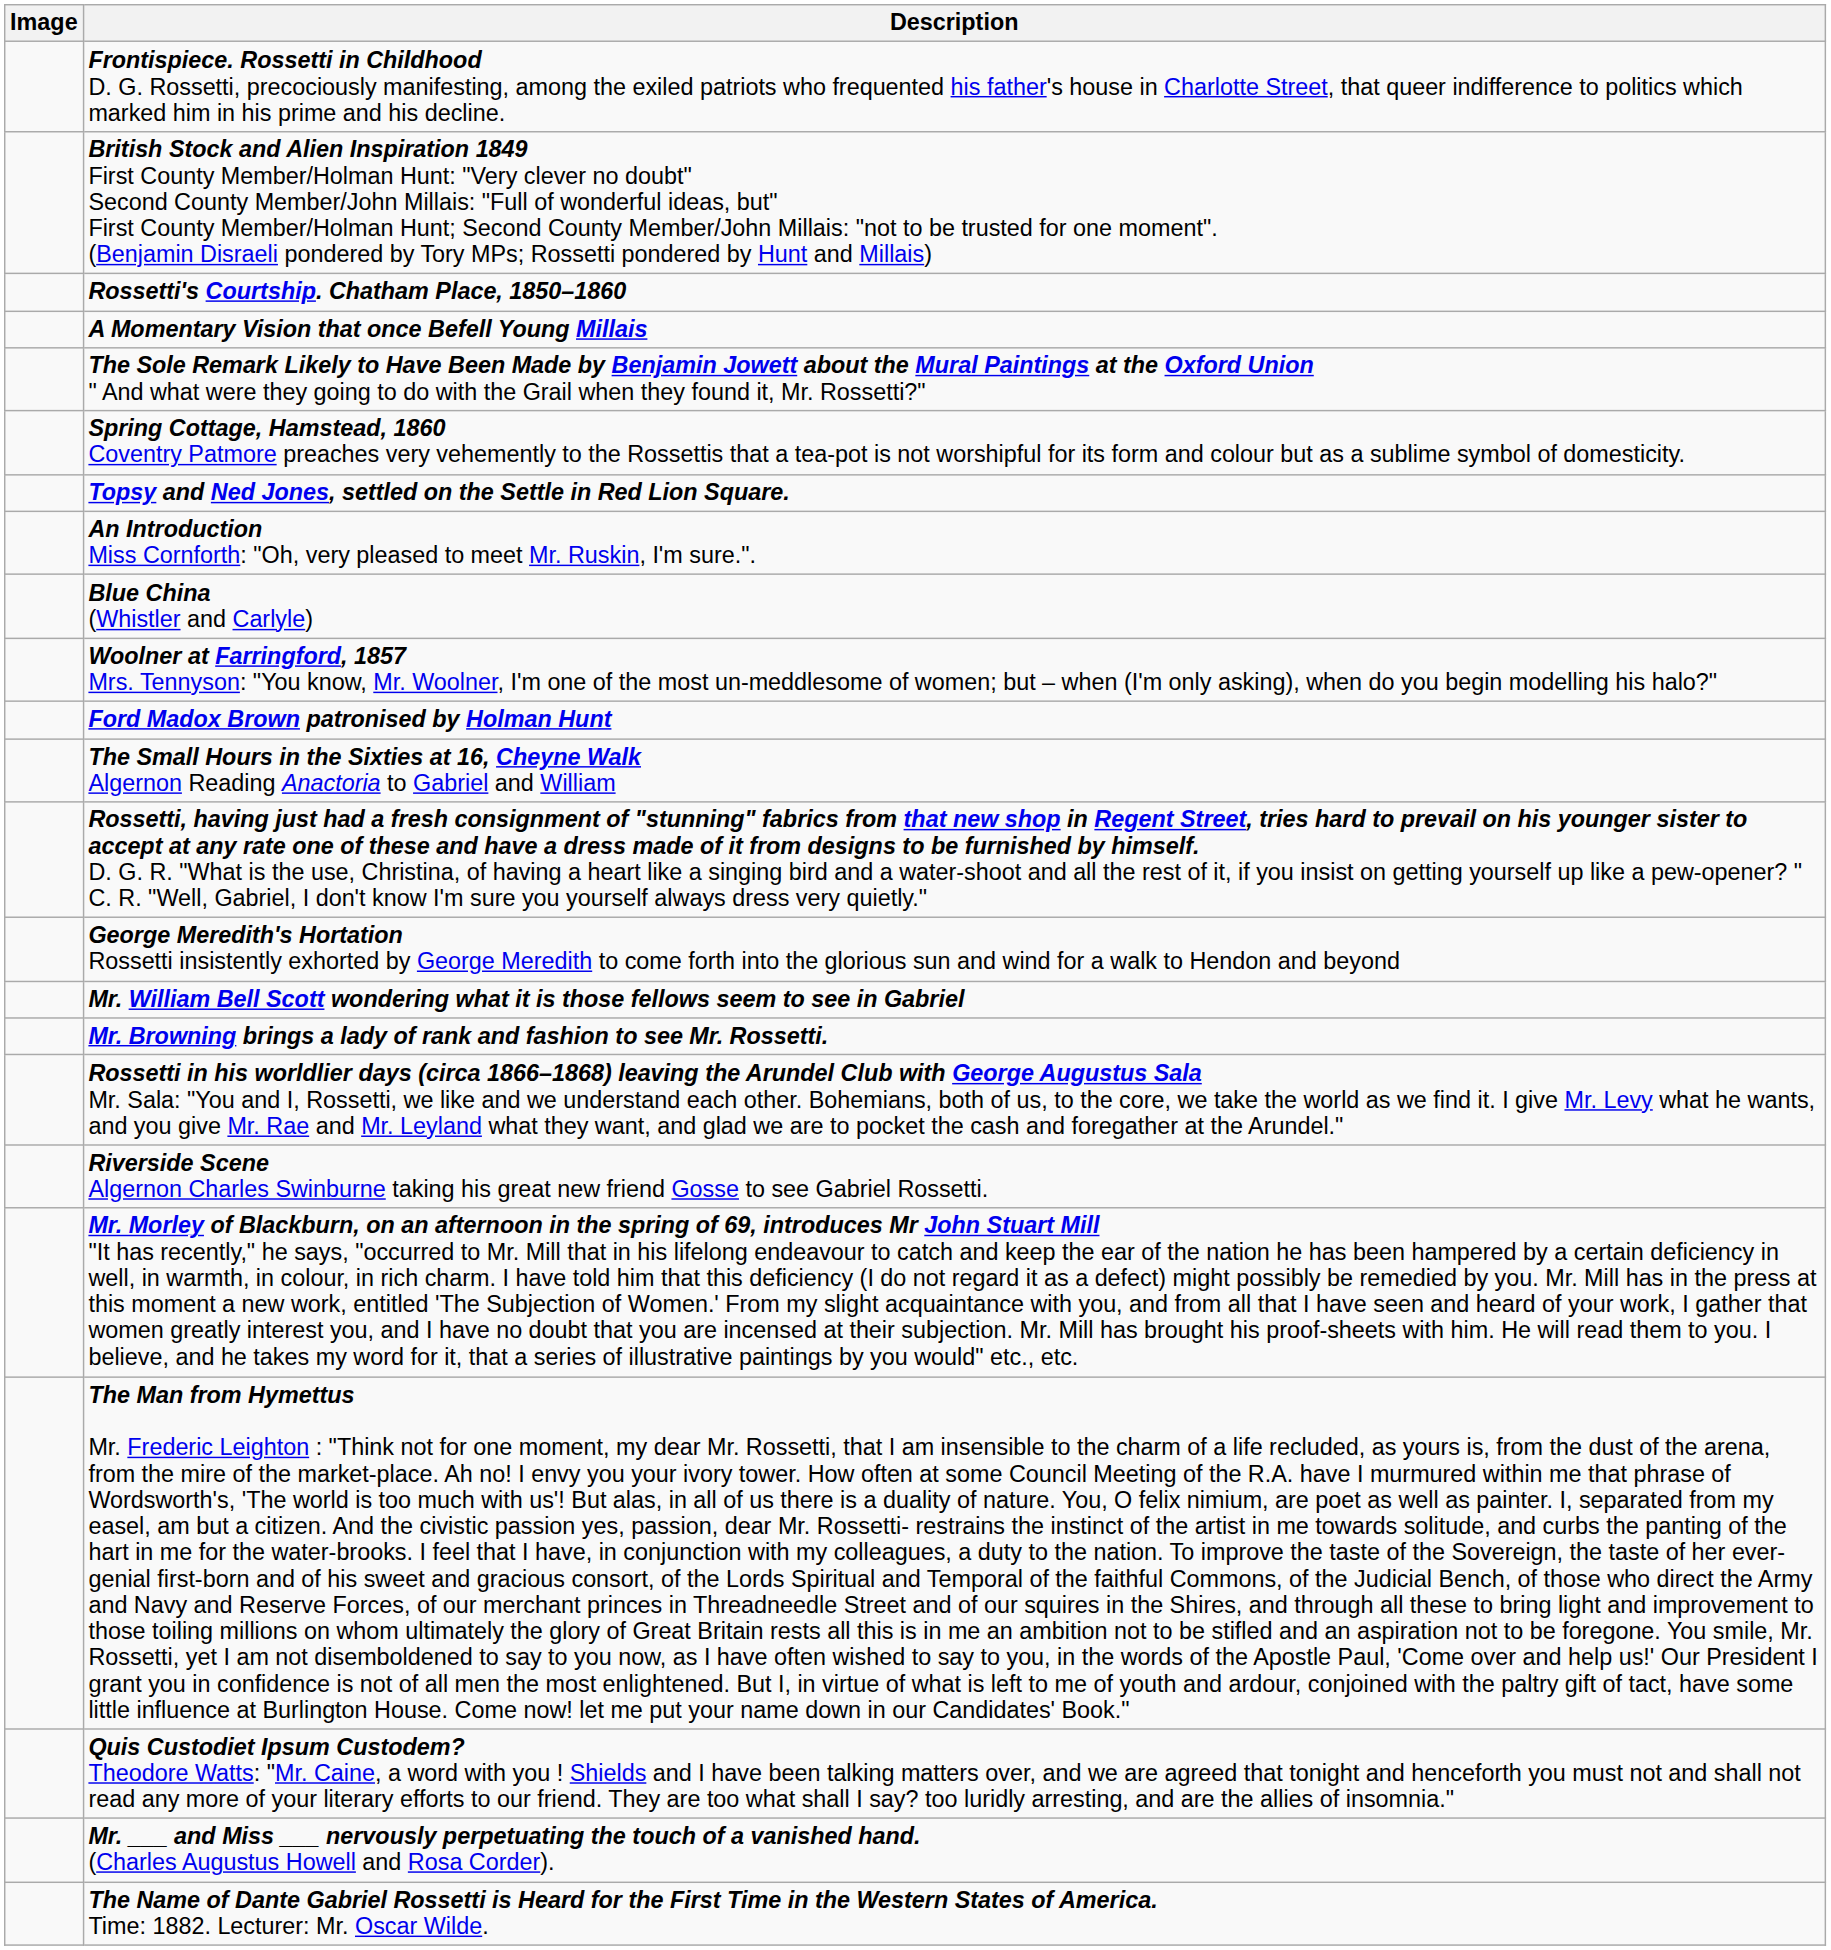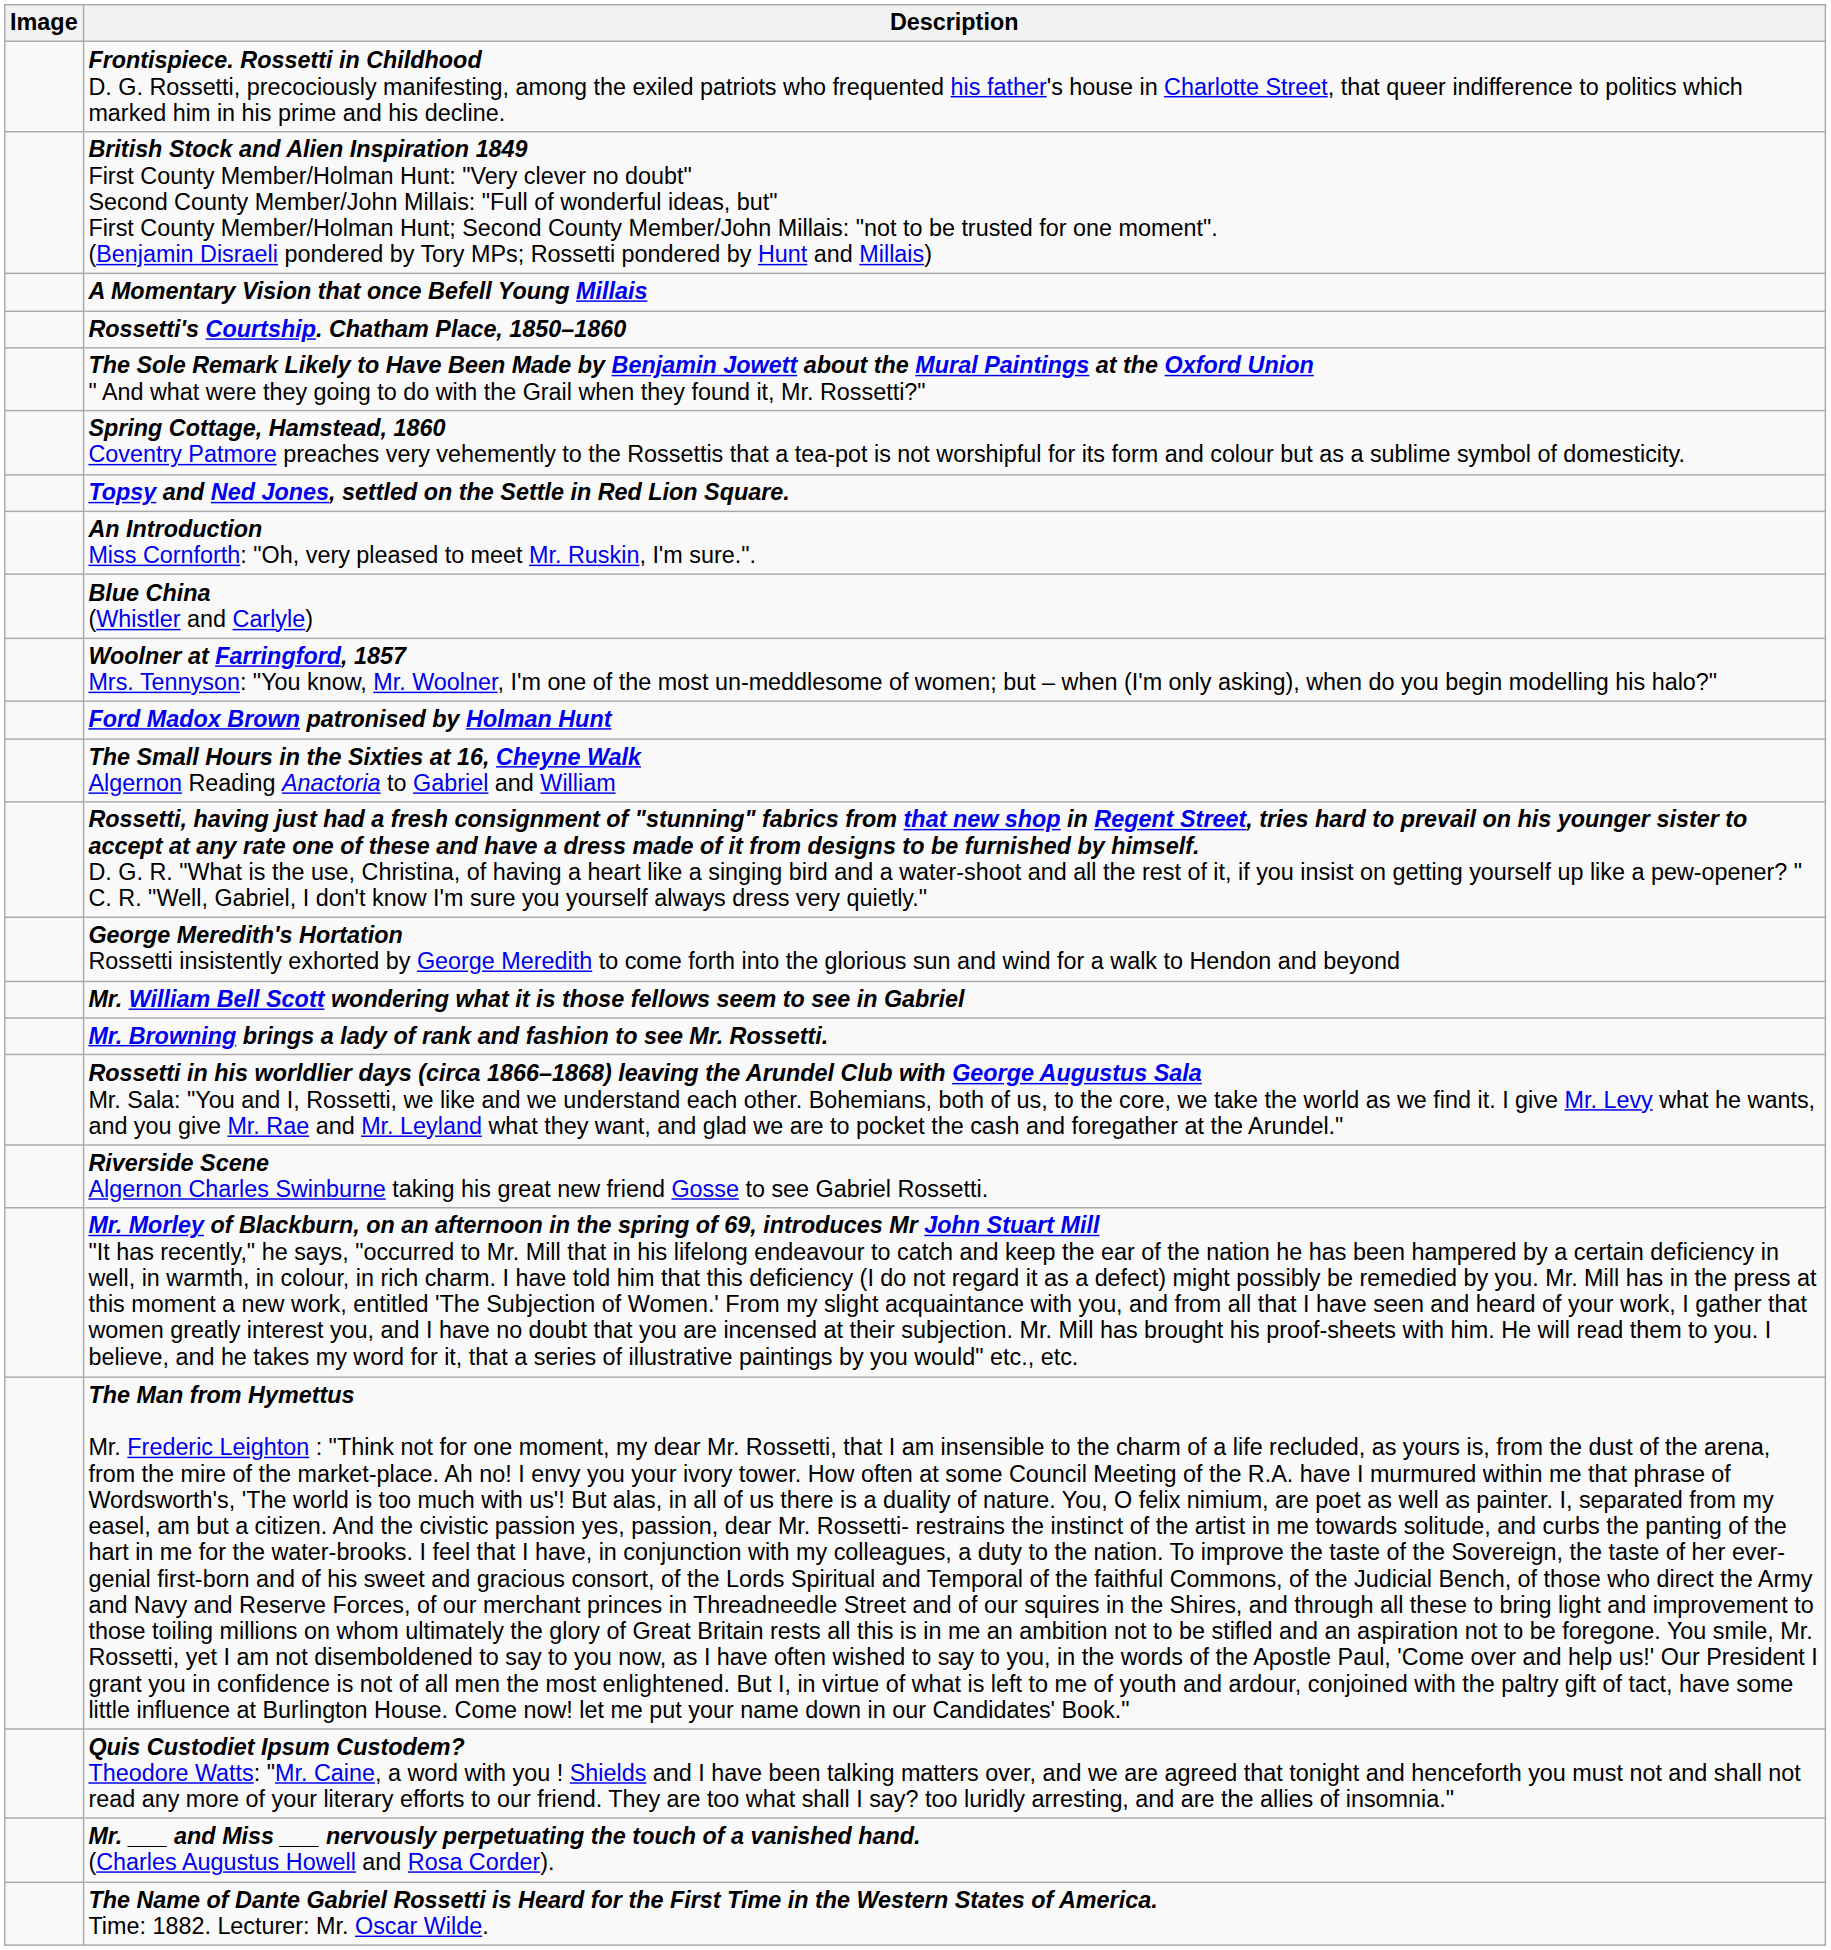rows swapped: (357, 291) <-> (368, 328)
